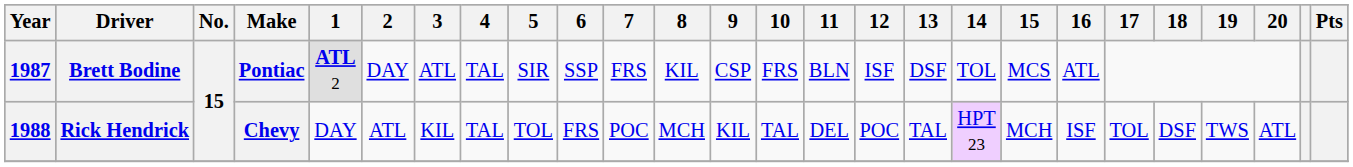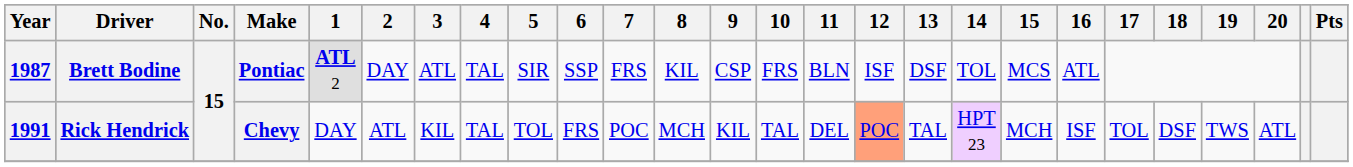(30, 131) 1988 -> (30, 131) 1991
(879, 131) no background -> (879, 131) lightsalmon background
